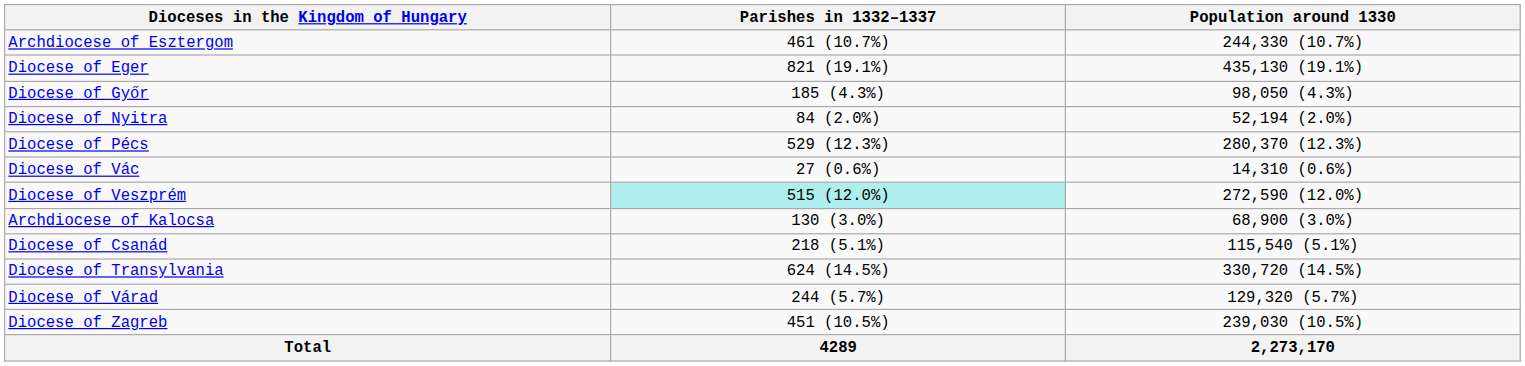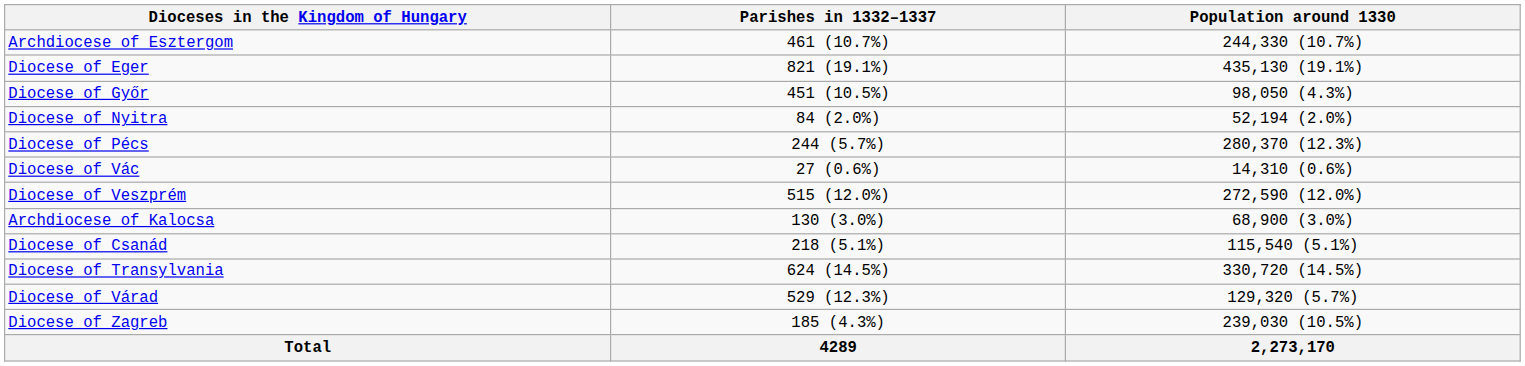(838, 94) 185 (4.3%) -> (838, 94) 451 (10.5%)
(838, 144) 529 (12.3%) -> (838, 144) 244 (5.7%)
(838, 195) paleturquoise background -> (838, 195) no background
(838, 297) 244 (5.7%) -> (838, 297) 529 (12.3%)
(838, 322) 451 (10.5%) -> (838, 322) 185 (4.3%)
